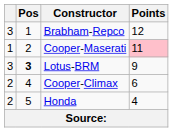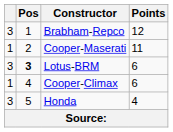(137, 48) pink background -> (137, 48) no background
(135, 66) 9 -> (135, 66) 6
(10, 84) 2 -> (10, 84) 1
(10, 101) 2 -> (10, 101) 3
